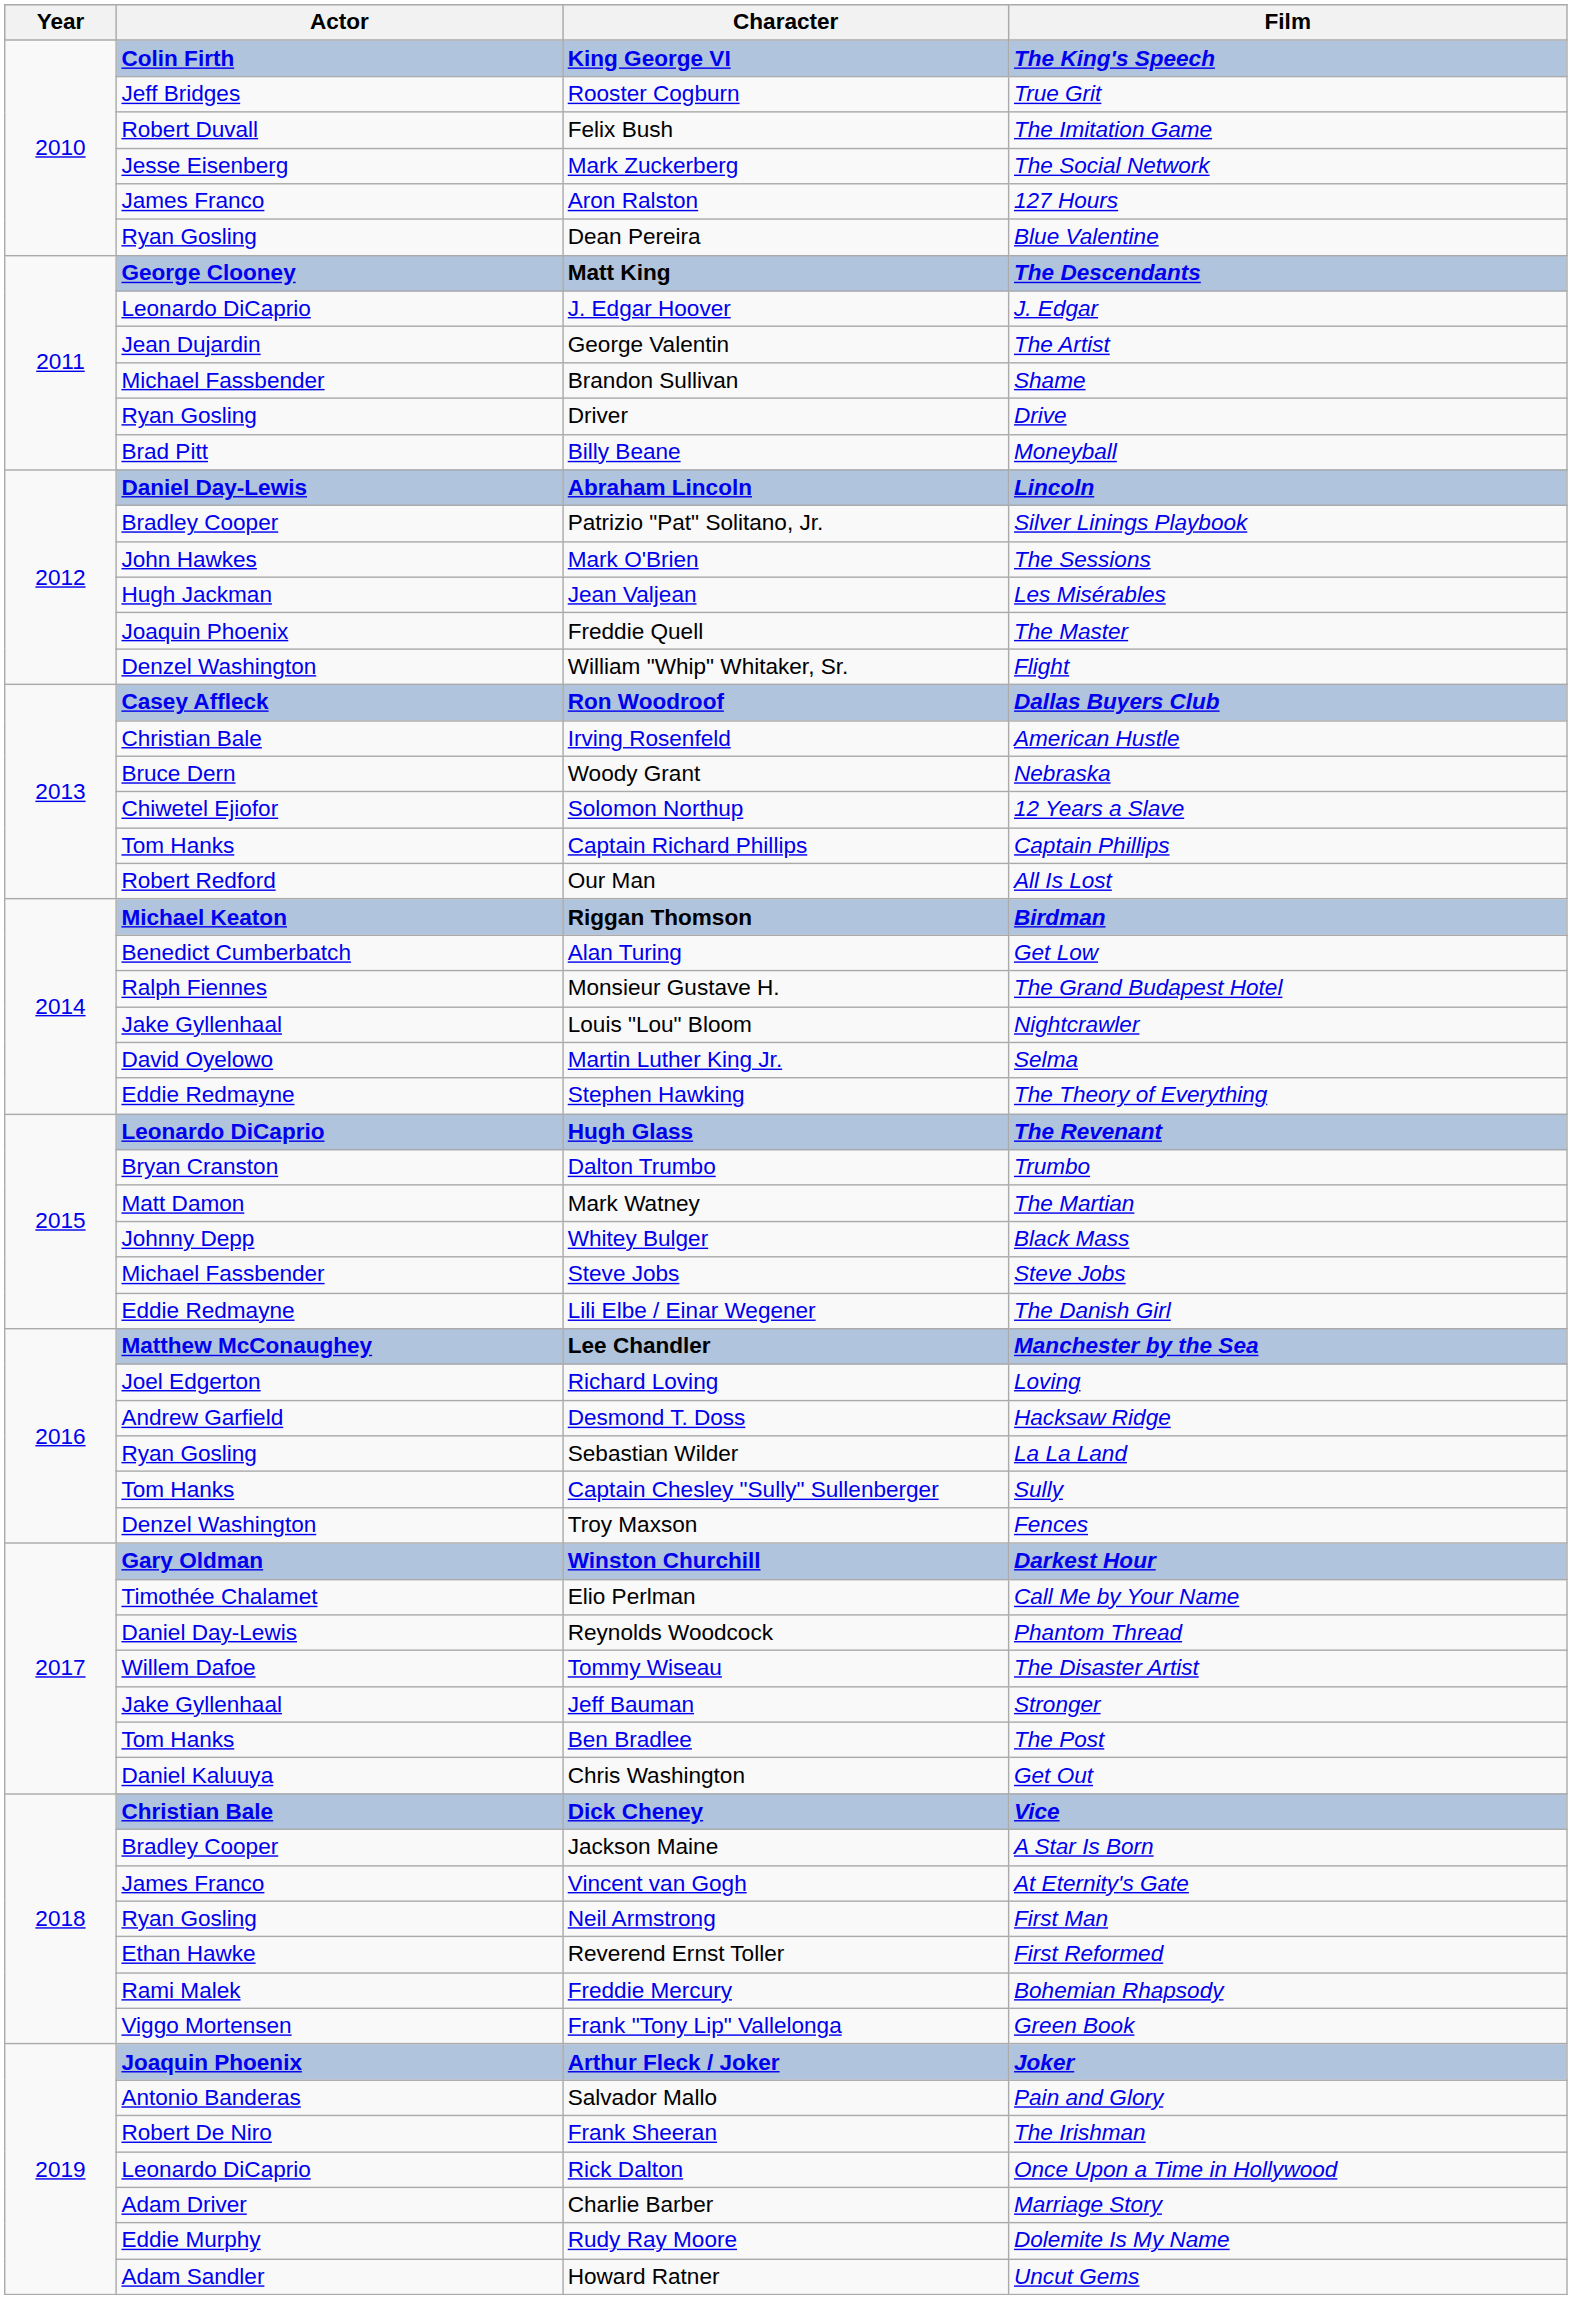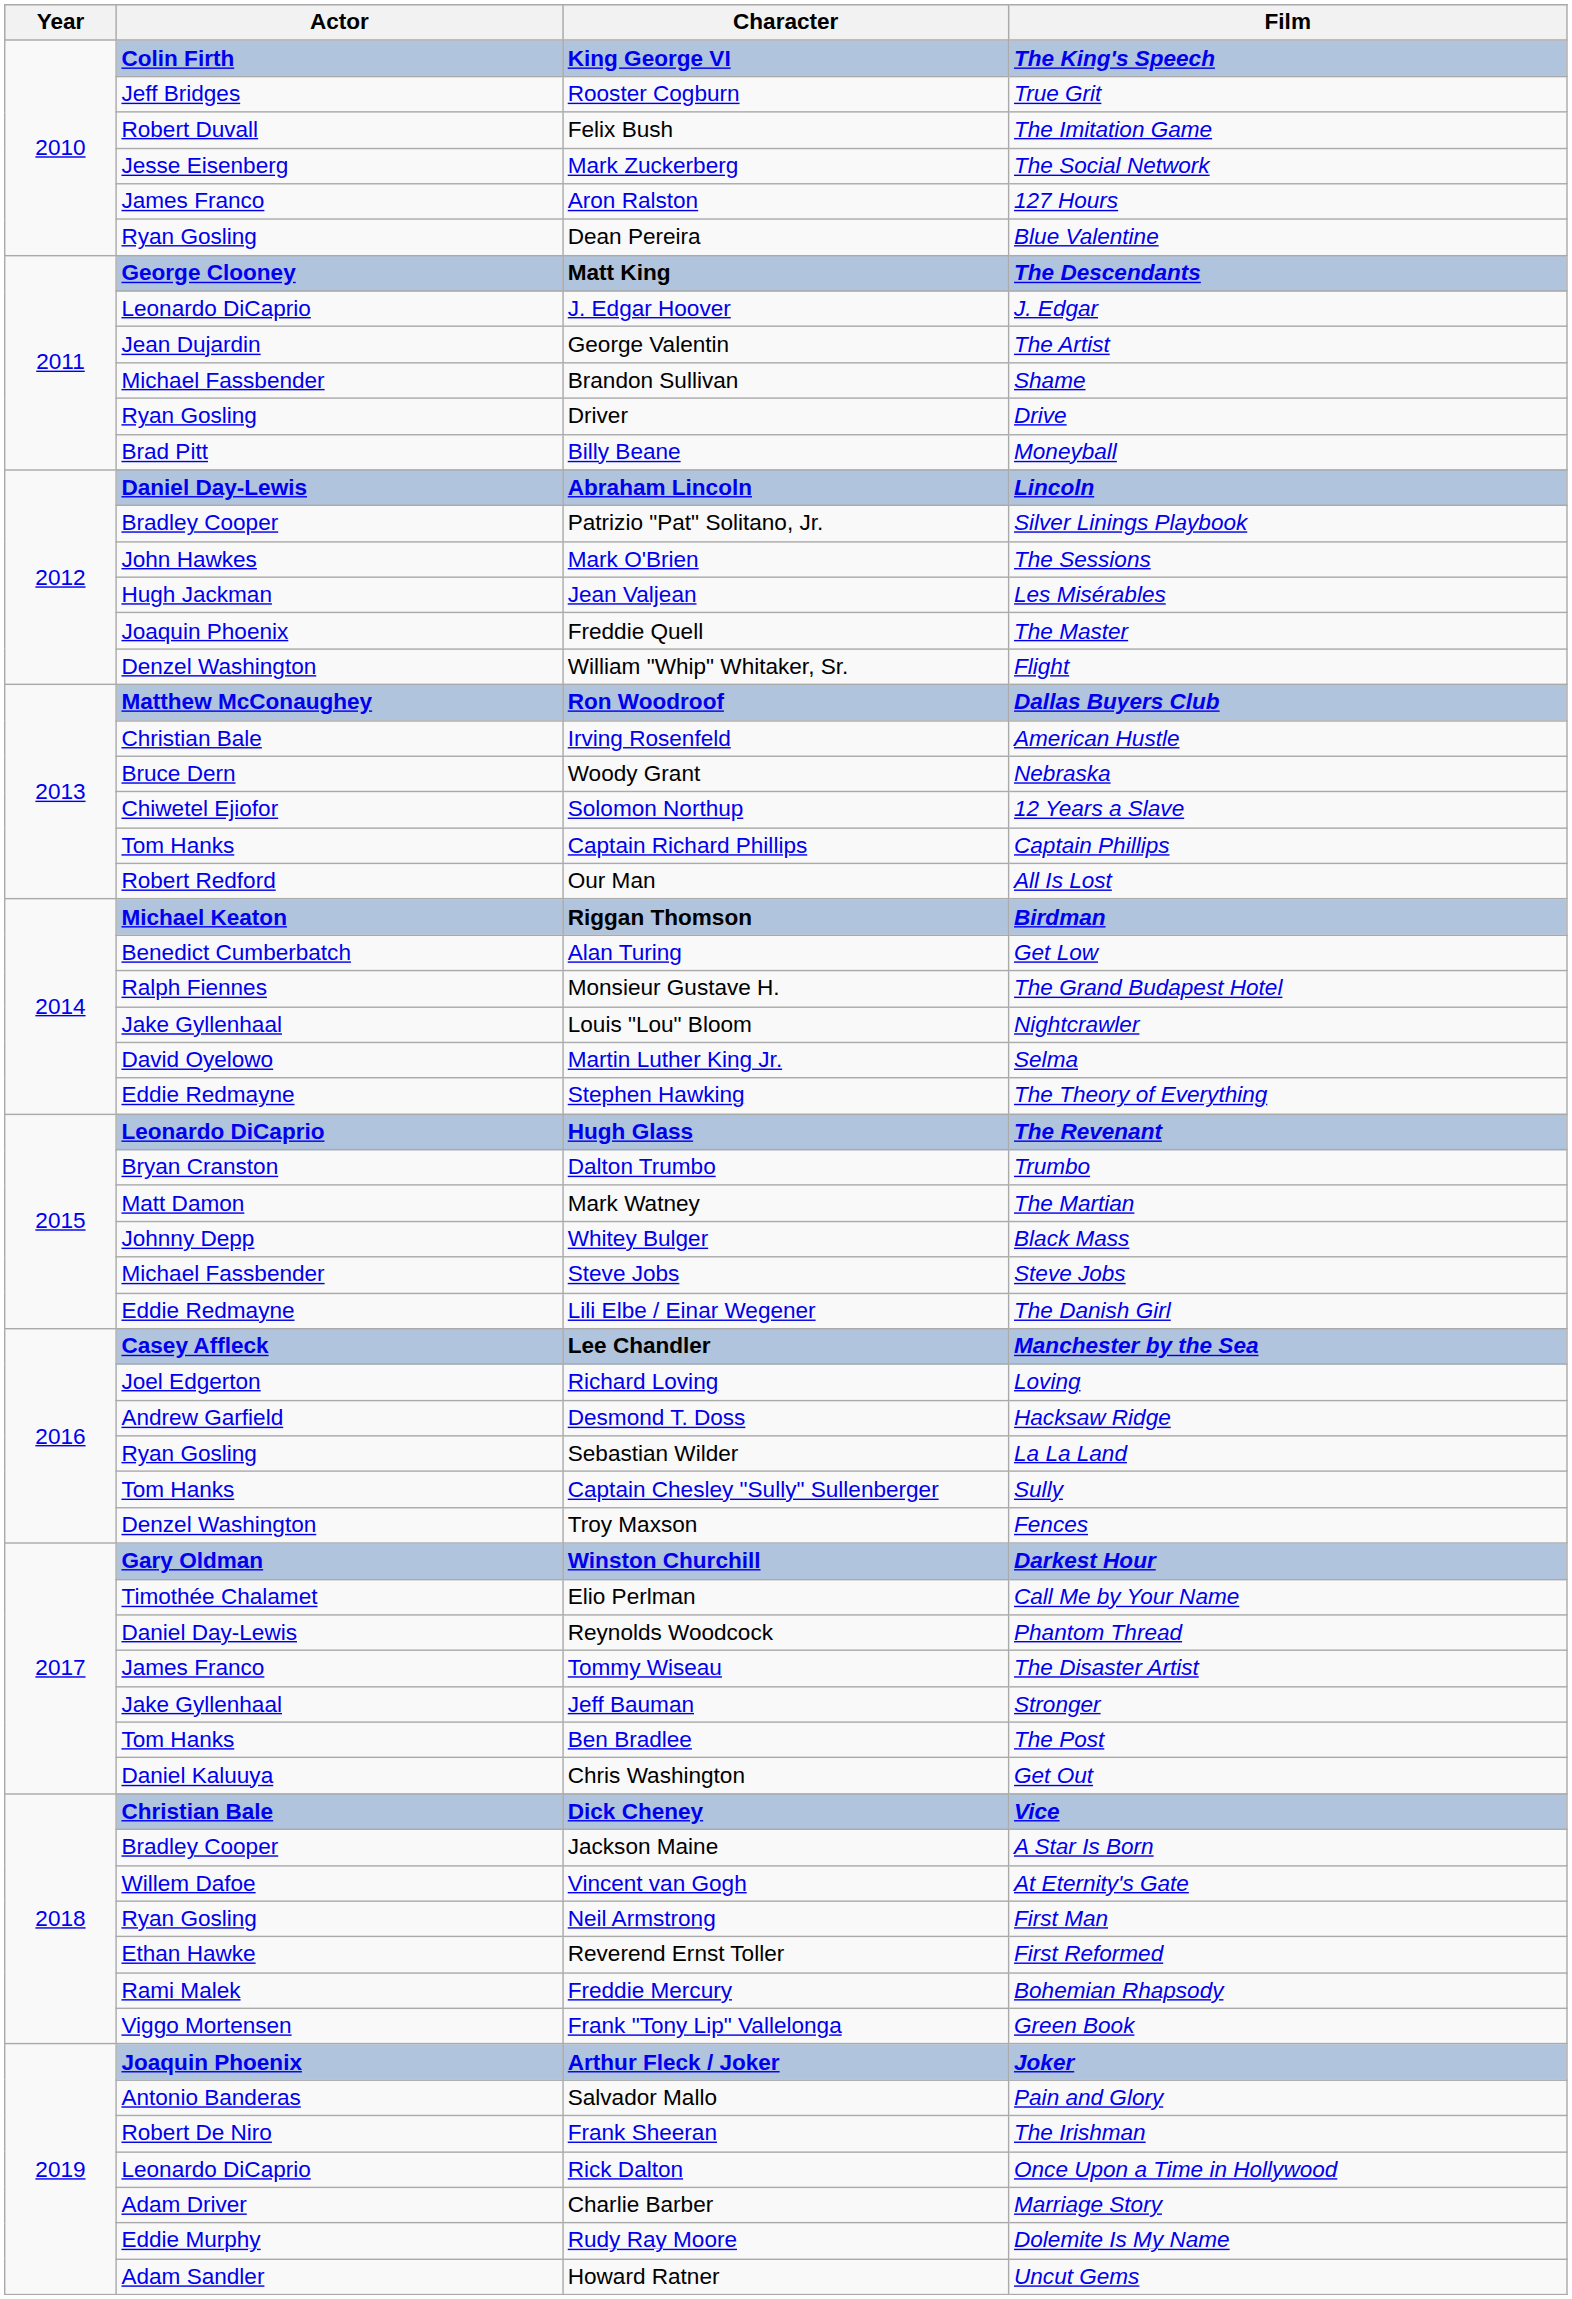(195, 702) Casey Affleck -> (247, 702) Matthew McConaughey
(247, 1346) Matthew McConaughey -> (195, 1346) Casey Affleck
(189, 1668) Willem Dafoe -> (193, 1668) James Franco
(193, 1882) James Franco -> (189, 1882) Willem Dafoe
